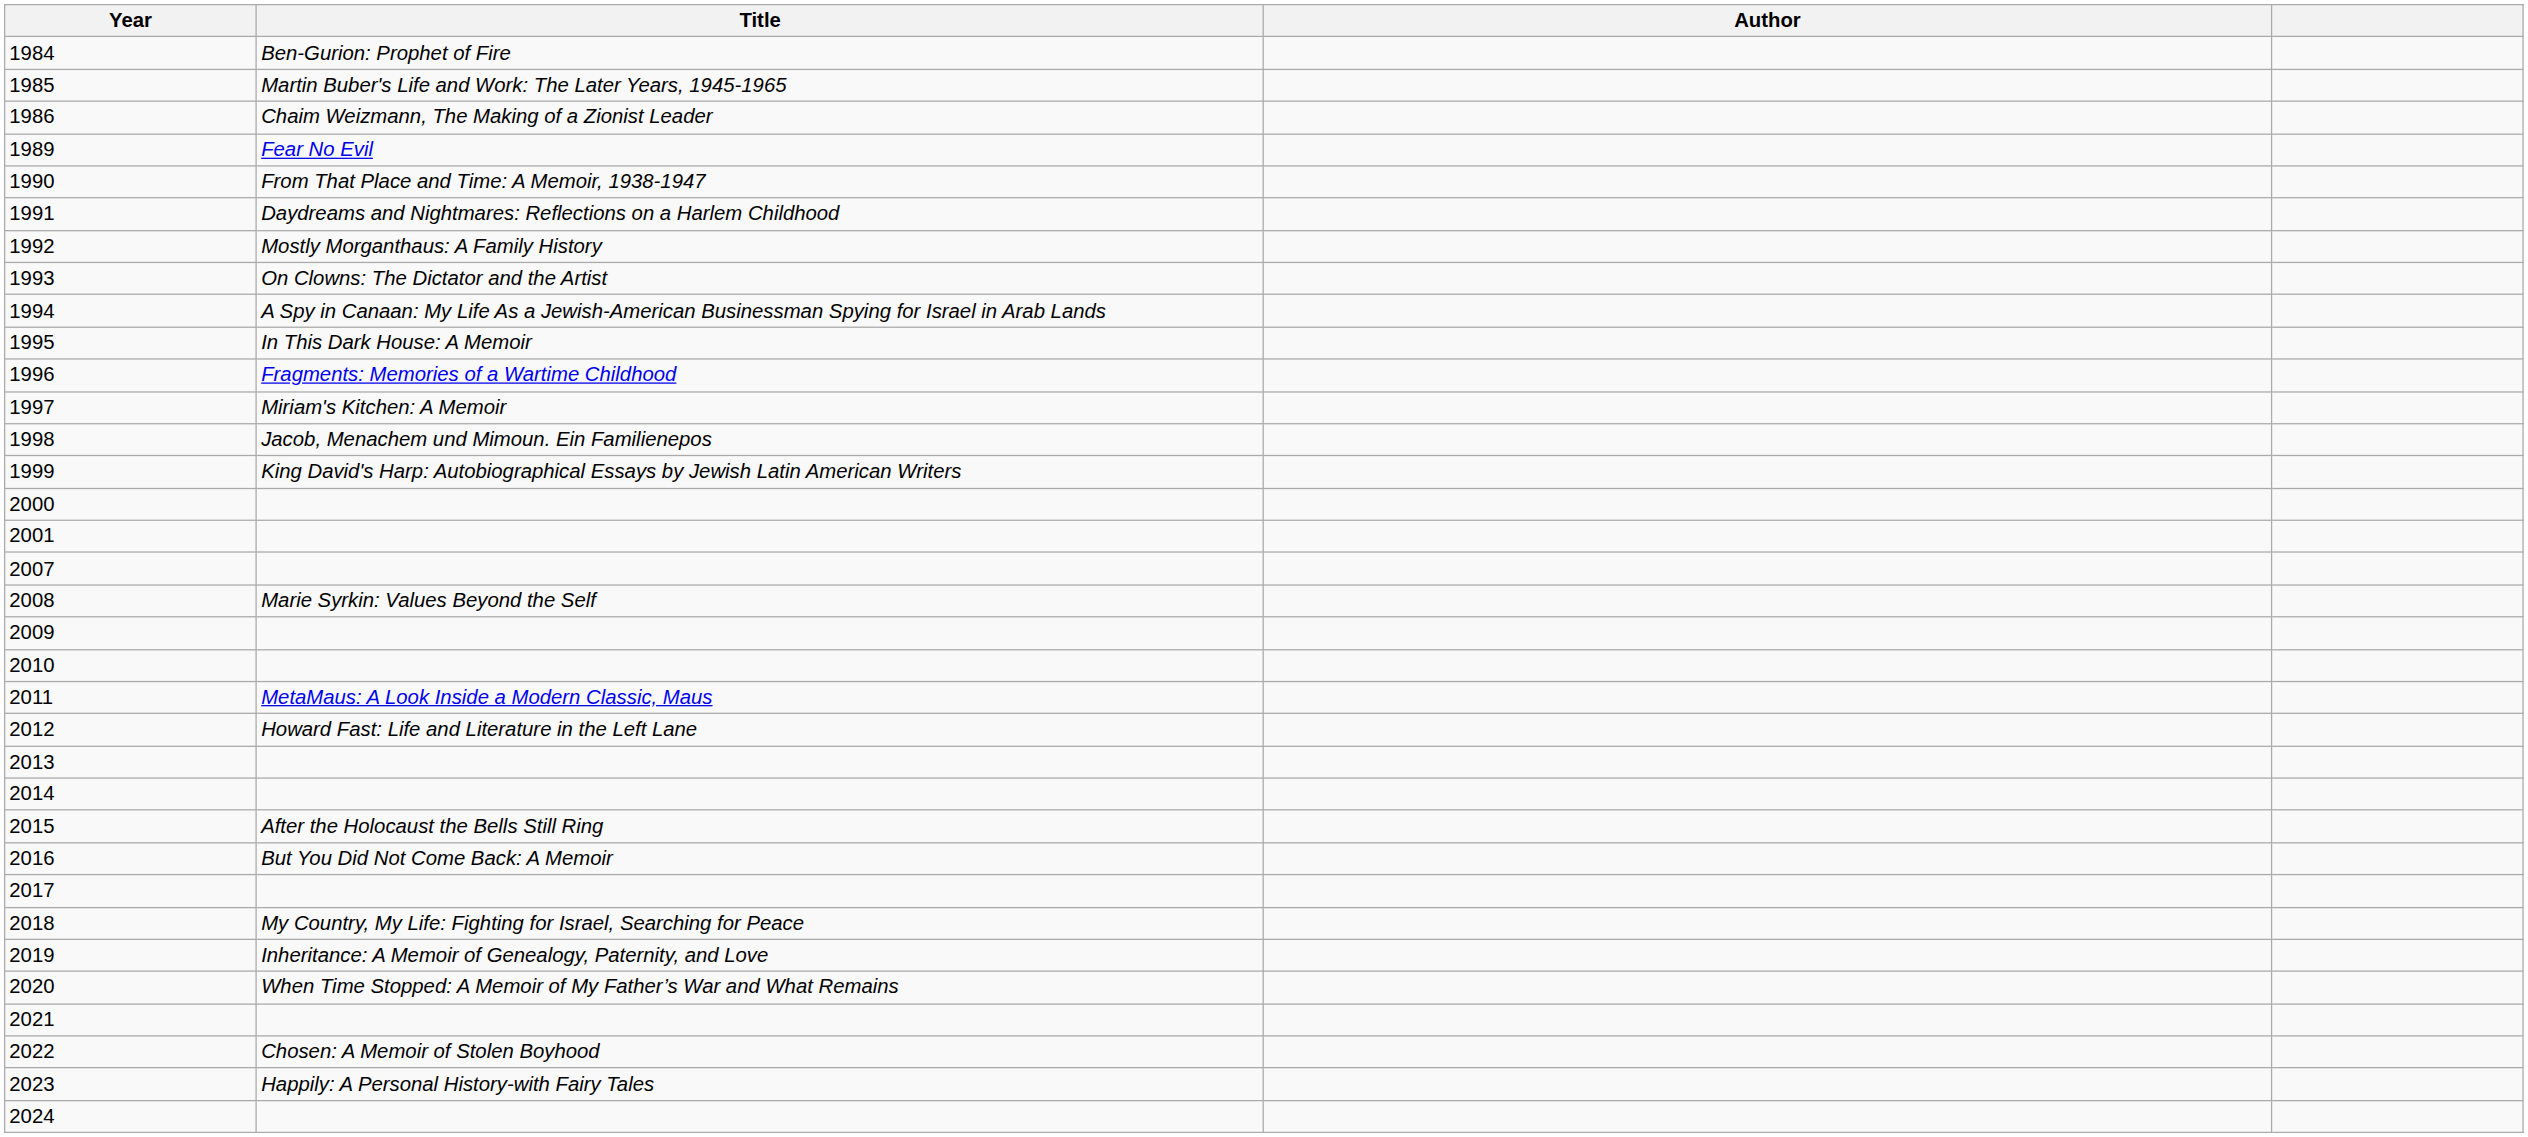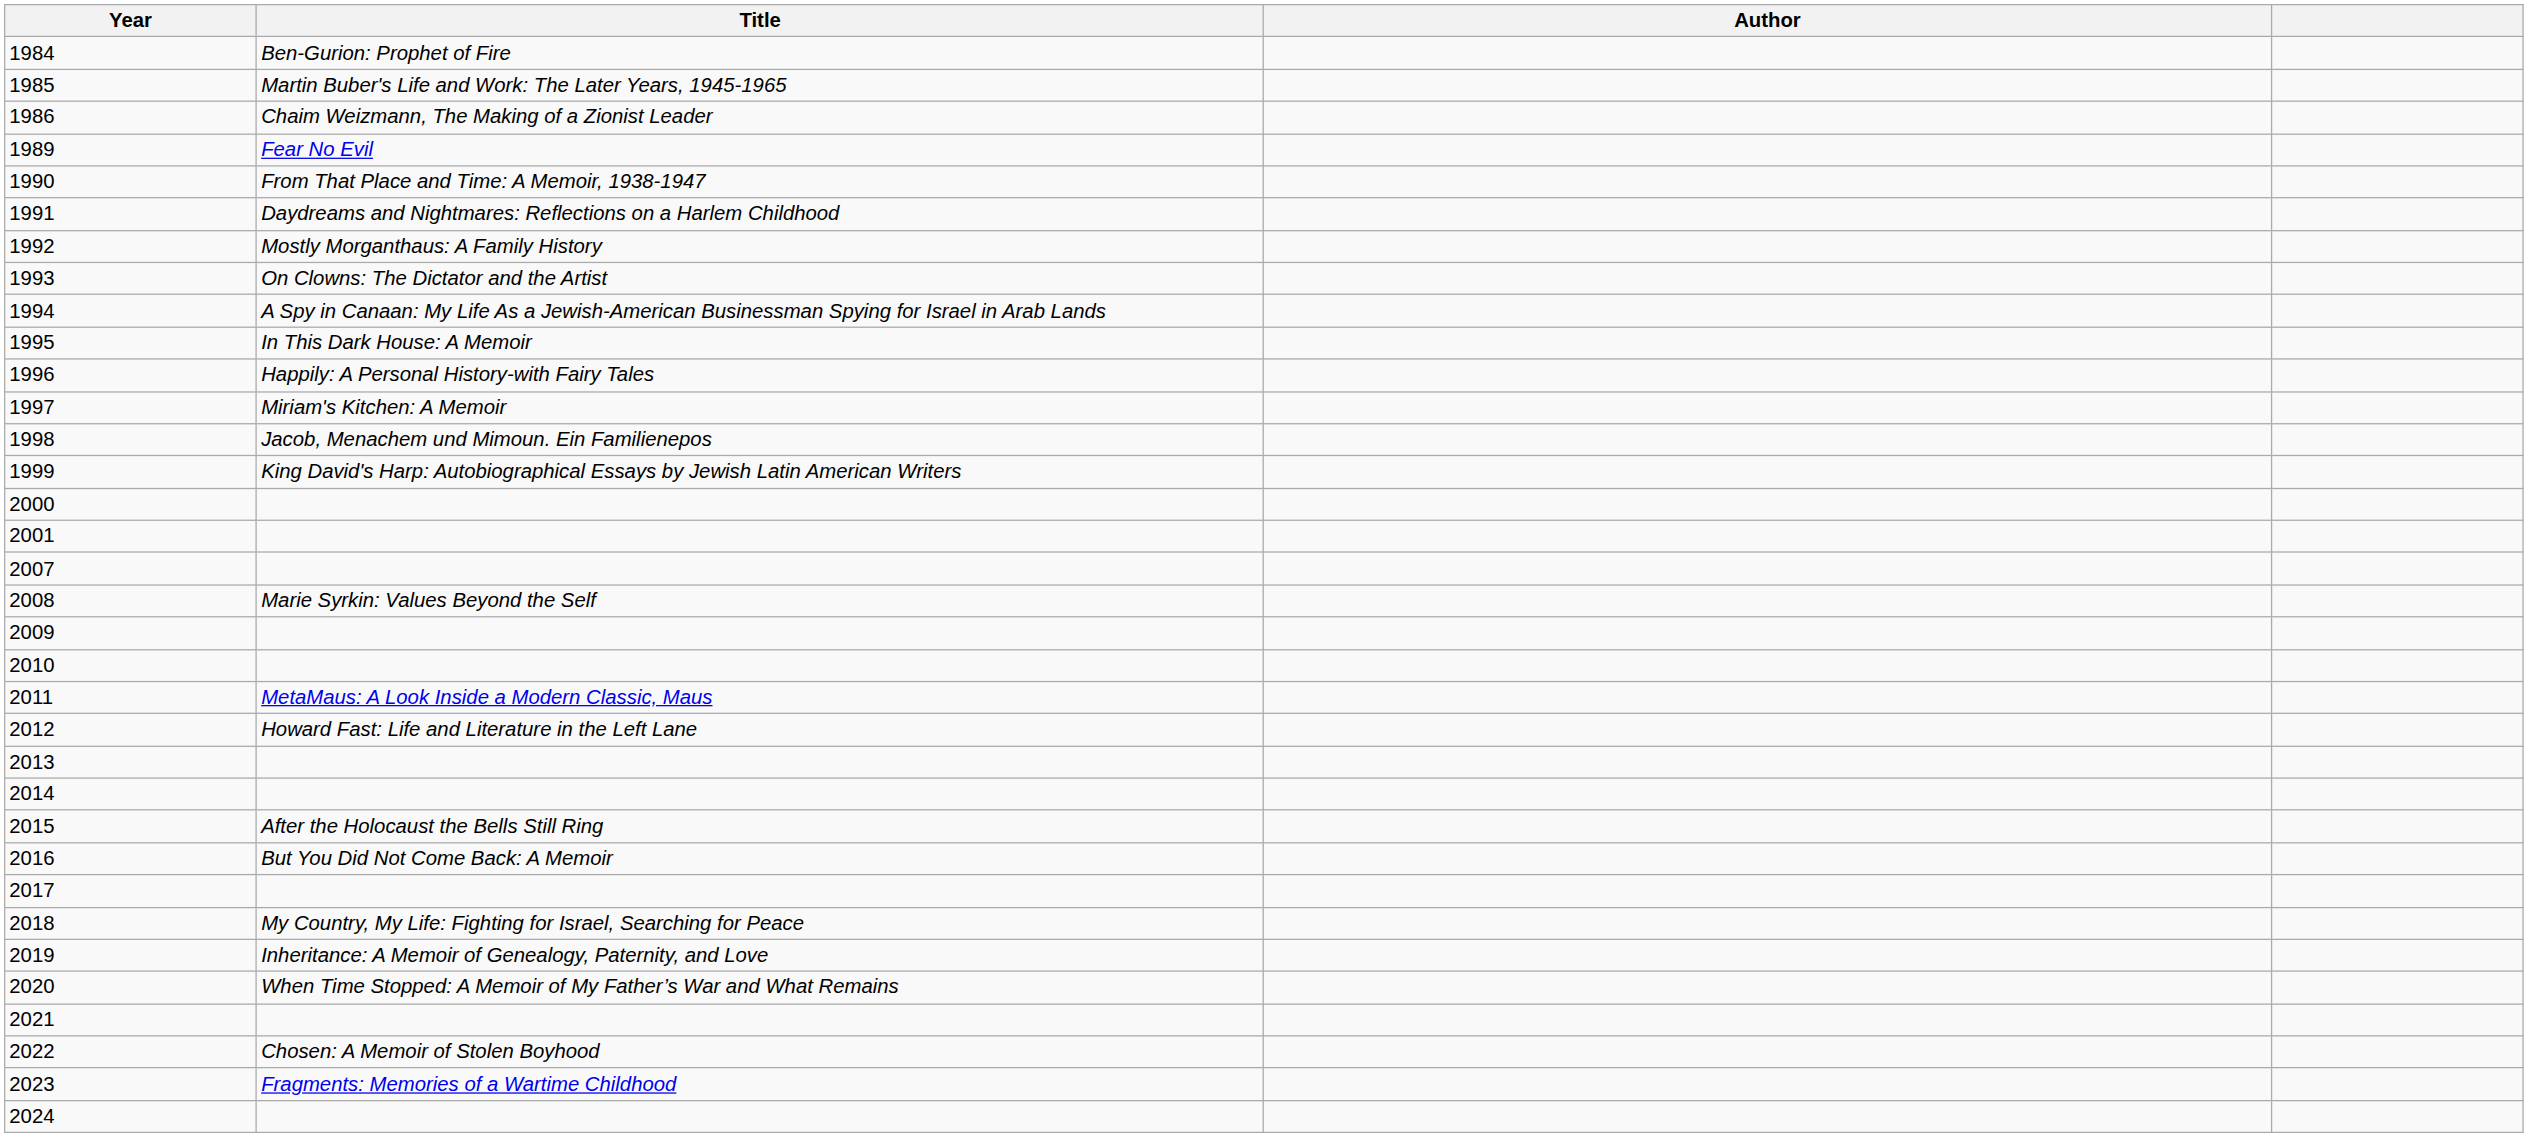(469, 375) Fragments: Memories of a Wartime Childhood -> (458, 375) Happily: A Personal History-with Fairy Tales
(458, 1084) Happily: A Personal History-with Fairy Tales -> (469, 1084) Fragments: Memories of a Wartime Childhood
